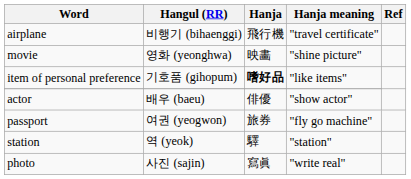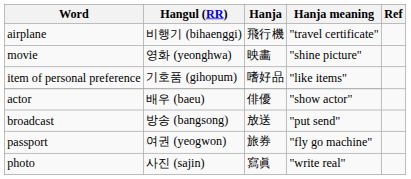(266, 77) bold -> (266, 77) normal
+ row: (30, 120)
- row: (23, 142)
